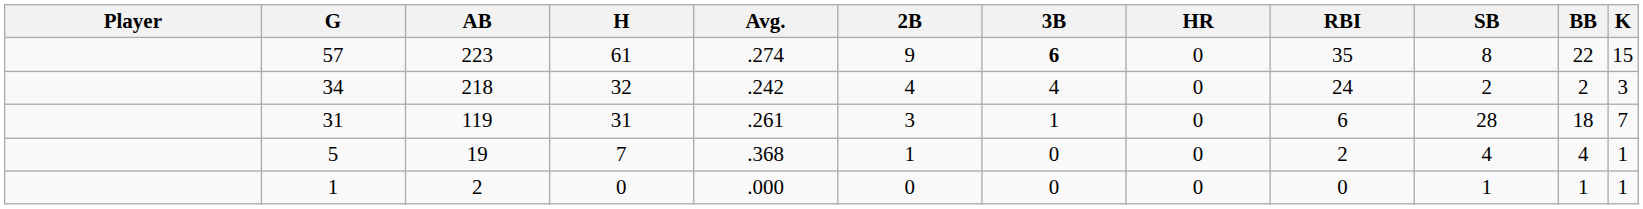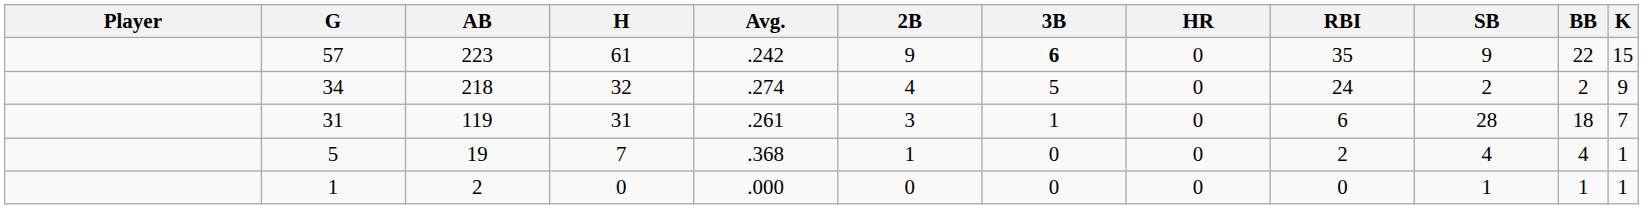(766, 54) .274 -> (766, 54) .242
(1487, 54) 8 -> (1487, 54) 9
(766, 87) .242 -> (766, 87) .274
(1054, 87) 4 -> (1054, 87) 5
(1623, 87) 3 -> (1623, 87) 9
